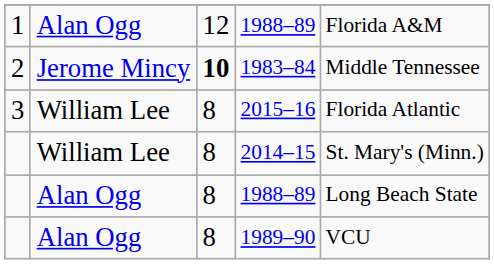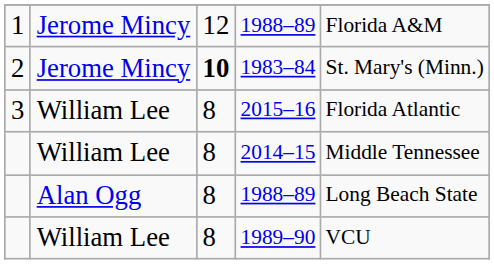(89, 25) Alan Ogg -> (113, 25) Jerome Mincy
(403, 68) Middle Tennessee -> (405, 68) St. Mary's (Minn.)
(405, 152) St. Mary's (Minn.) -> (403, 152) Middle Tennessee
(89, 237) Alan Ogg -> (103, 237) William Lee
